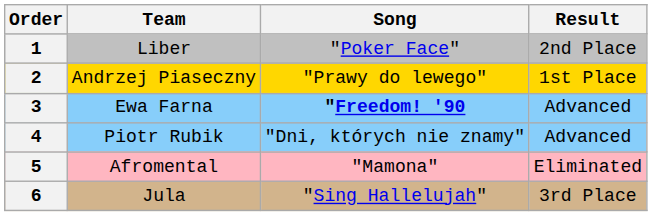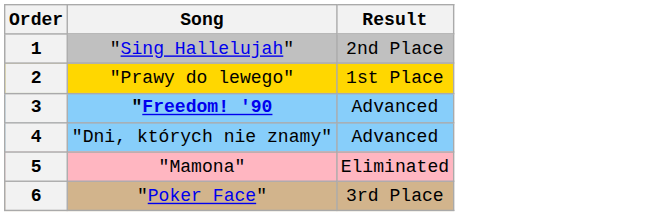- column: (164, 19)
(395, 49) "Poker Face" -> (202, 49) "Sing Hallelujah"
(395, 196) "Sing Hallelujah" -> (202, 196) "Poker Face"
